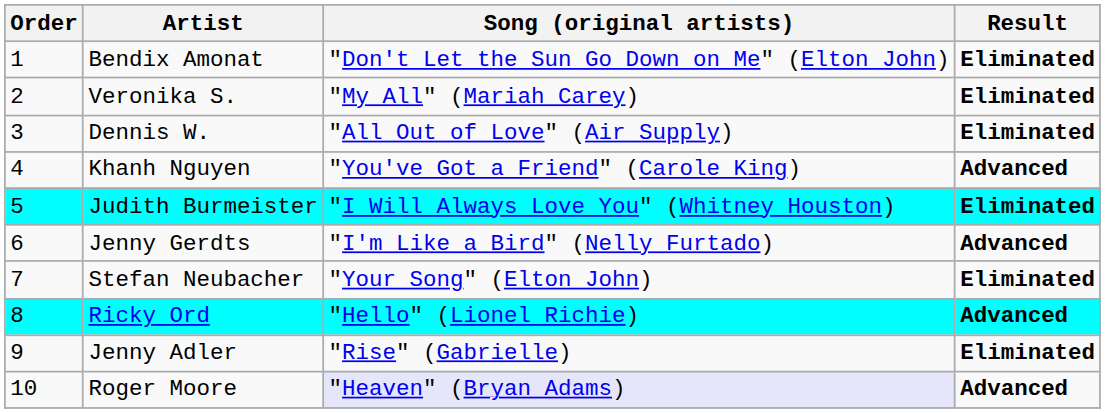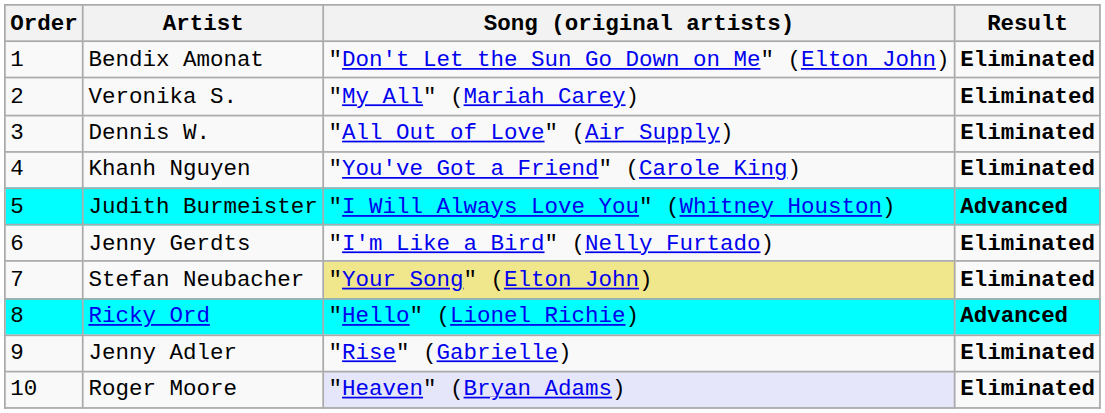(1014, 170) Advanced -> (1028, 170) Eliminated
(1028, 206) Eliminated -> (1014, 206) Advanced
(1014, 243) Advanced -> (1028, 243) Eliminated
(491, 280) no background -> (491, 280) khaki background
(1014, 390) Advanced -> (1028, 390) Eliminated
